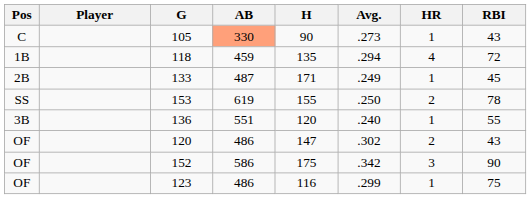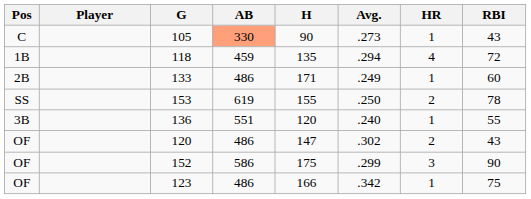(244, 78) 487 -> (244, 78) 486
(494, 78) 45 -> (494, 78) 60
(369, 162) .342 -> (369, 162) .299
(306, 183) 116 -> (306, 183) 166
(369, 183) .299 -> (369, 183) .342
